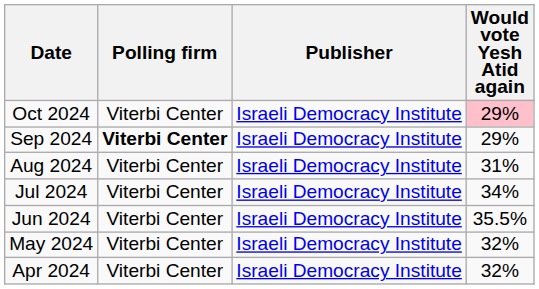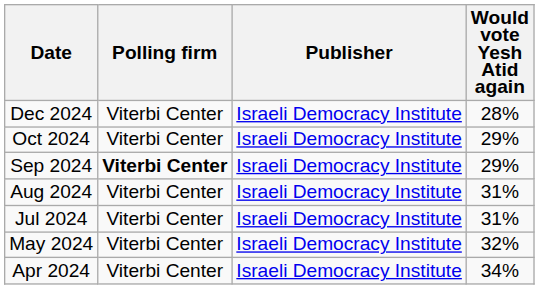+ row: (51, 113)
(500, 113) pink background -> (500, 139) no background
(500, 192) 34% -> (500, 218) 31%
- row: (51, 218)
(500, 271) 32% -> (500, 271) 34%
